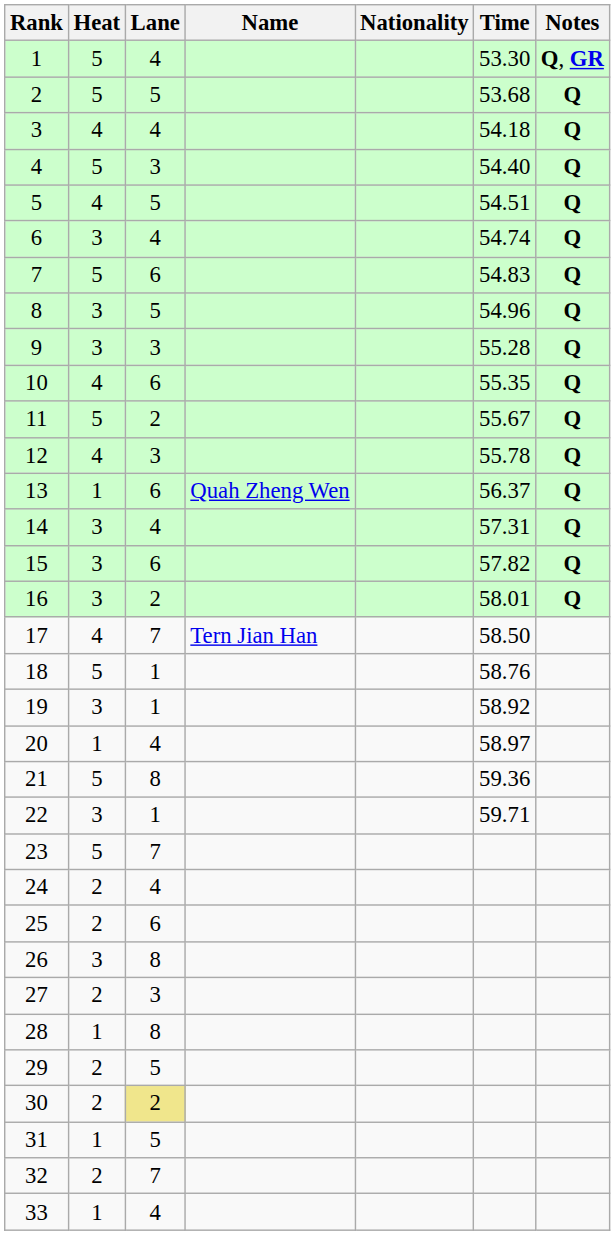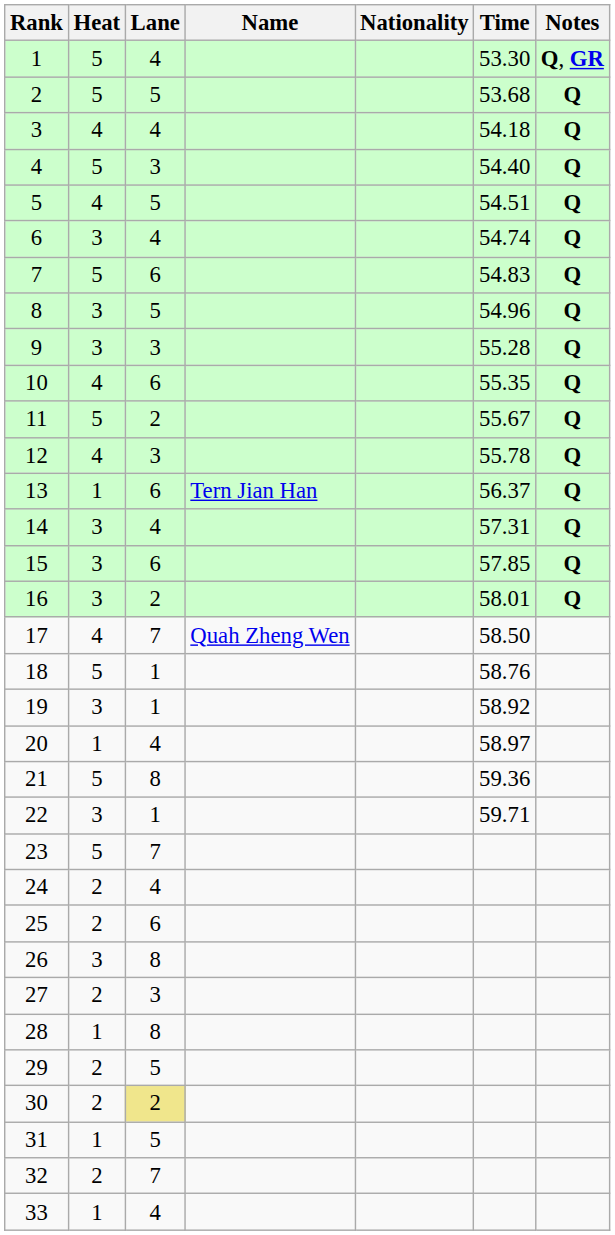(270, 490) Quah Zheng Wen -> (254, 490) Tern Jian Han
(505, 563) 57.82 -> (505, 563) 57.85
(254, 635) Tern Jian Han -> (270, 635) Quah Zheng Wen
